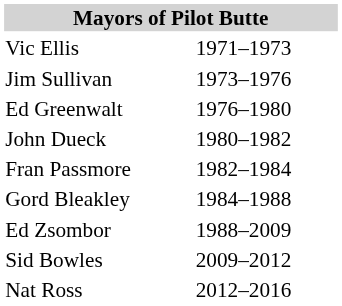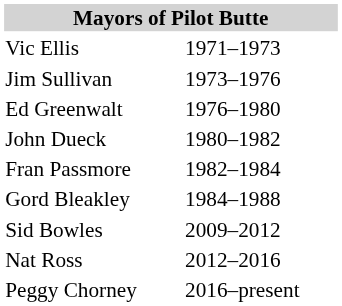- row: (58, 229)
+ row: (71, 289)
